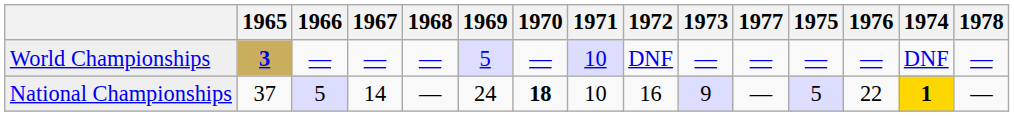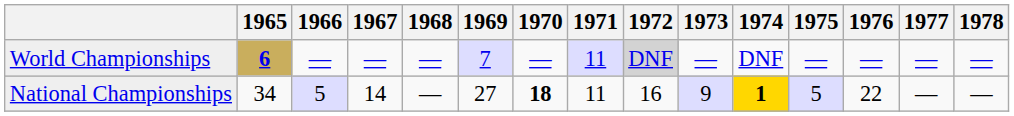columns swapped: (926, 22) <-> (761, 22)
(265, 57) 3 -> (265, 57) 6
(485, 57) 5 -> (485, 57) 7
(595, 57) 10 -> (595, 57) 11
(651, 57) no background -> (651, 57) lightgrey background
(265, 93) 37 -> (265, 93) 34
(485, 93) 24 -> (485, 93) 27
(595, 93) 10 -> (595, 93) 11
